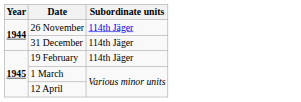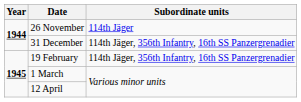(111, 43) 114th Jäger -> (191, 43) 114th Jäger, 356th Infantry, 16th SS Panzergrenadier
(111, 58) 114th Jäger -> (191, 58) 114th Jäger, 356th Infantry, 16th SS Panzergrenadier
